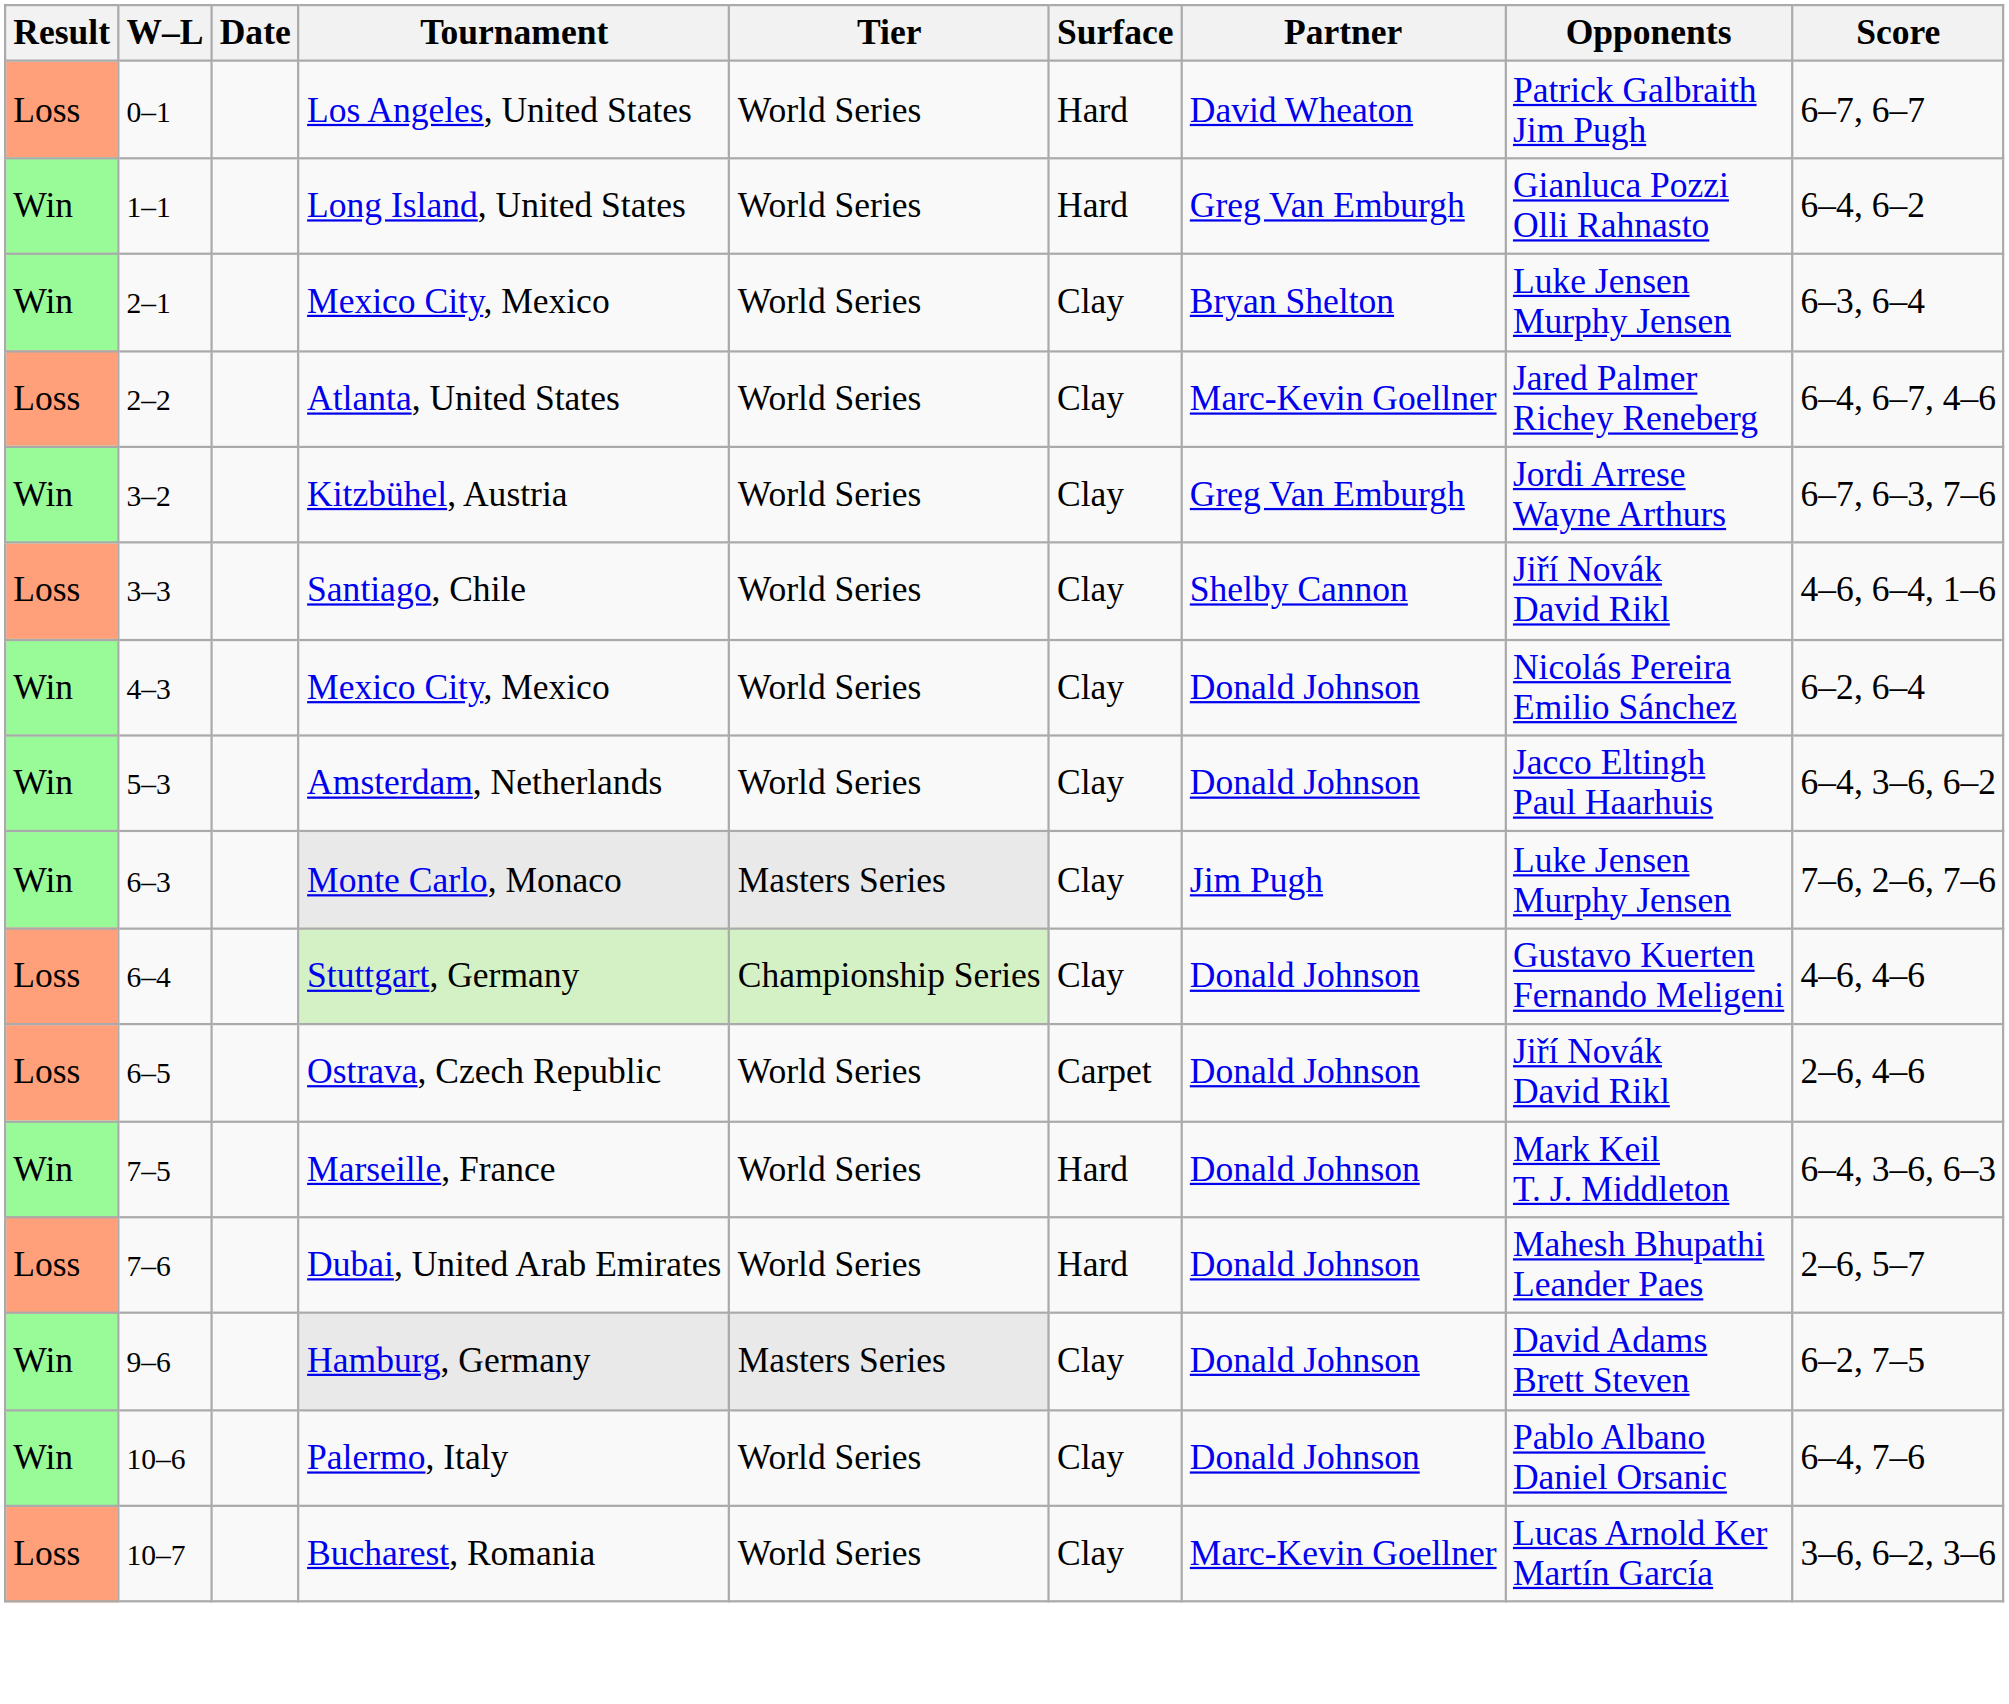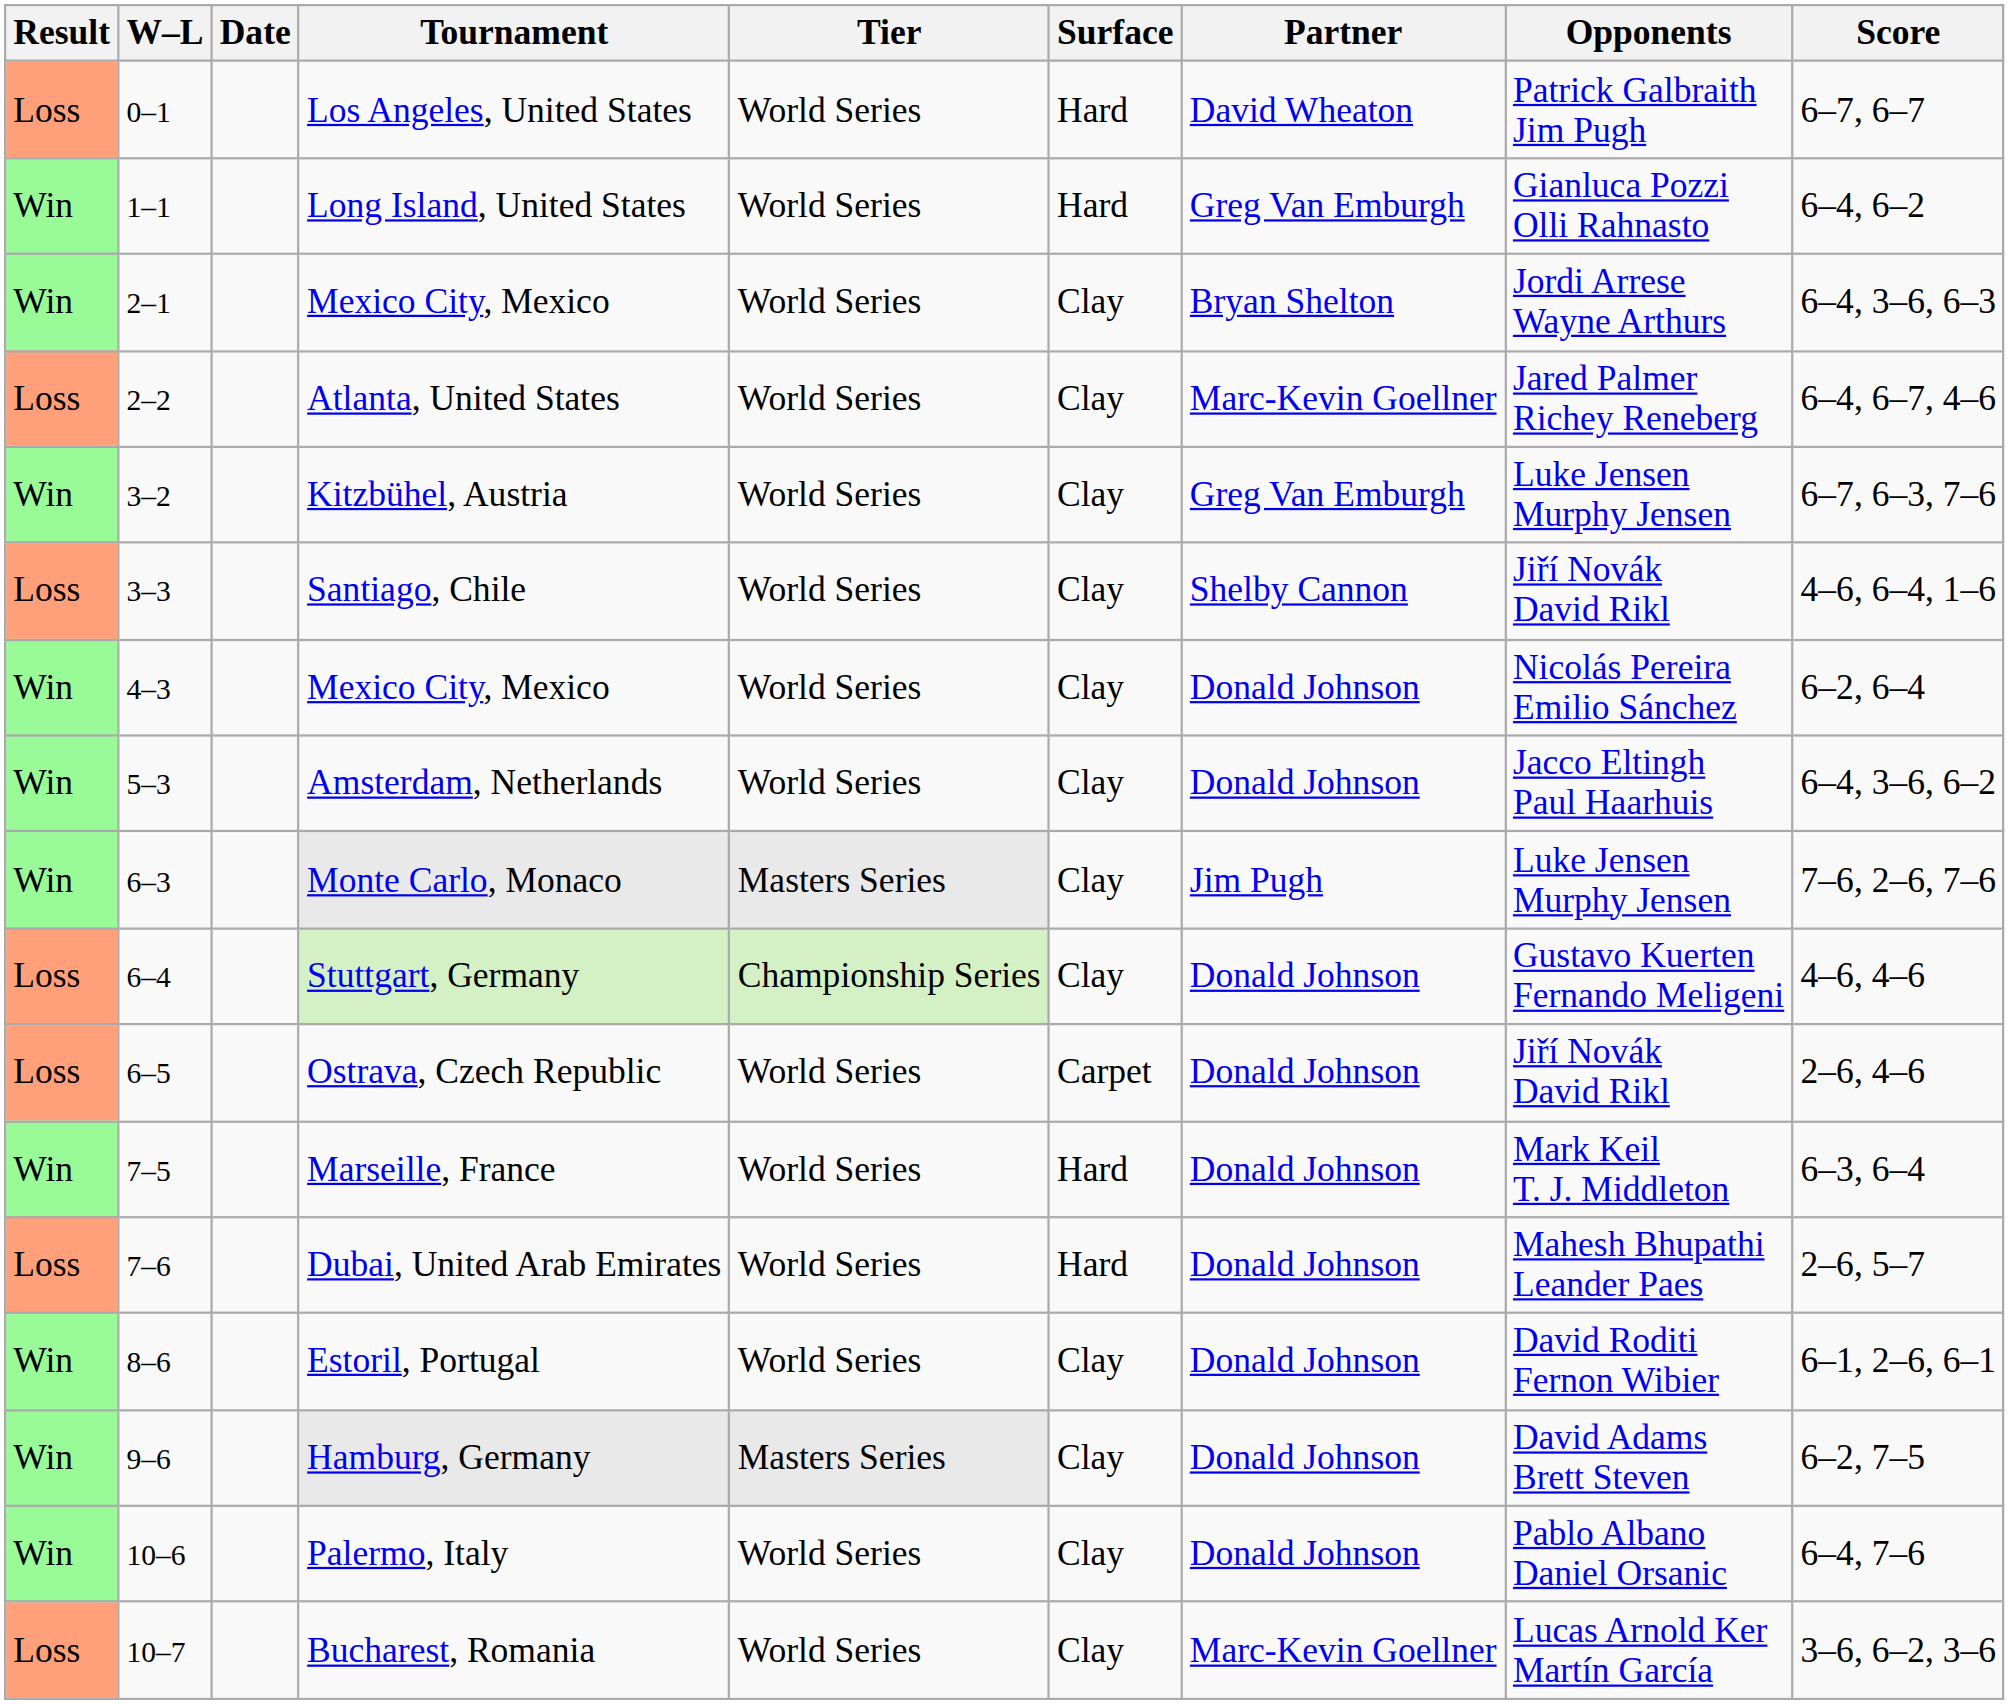(1622, 301) Luke Jensen Murphy Jensen -> (1620, 301) Jordi Arrese Wayne Arthurs
(1863, 301) 6–3, 6–4 -> (1898, 301) 6–4, 3–6, 6–3
(1620, 494) Jordi Arrese Wayne Arthurs -> (1622, 494) Luke Jensen Murphy Jensen
(1898, 1168) 6–4, 3–6, 6–3 -> (1863, 1168) 6–3, 6–4
+ row: (149, 1363)
